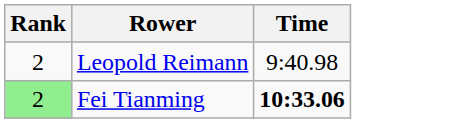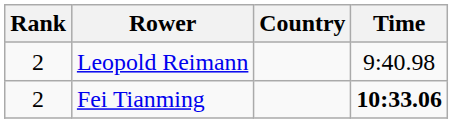+ column: (302, 23)
(38, 99) lightgreen background -> (38, 99) no background
